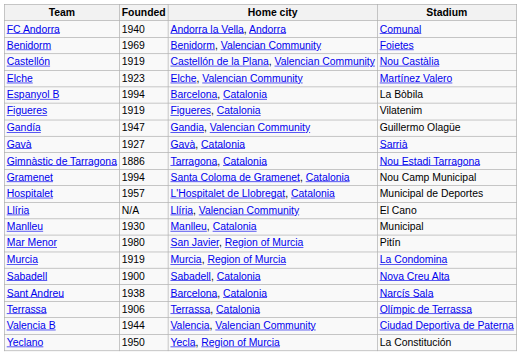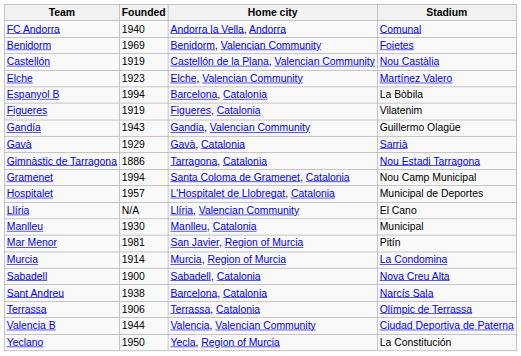(133, 128) 1947 -> (133, 128) 1943
(133, 144) 1927 -> (133, 144) 1929
(133, 243) 1980 -> (133, 243) 1981
(133, 260) 1919 -> (133, 260) 1914
